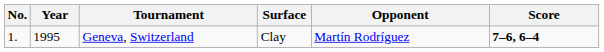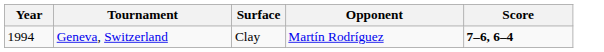- column: (17, 14)
(47, 36) 1995 -> (21, 36) 1994
